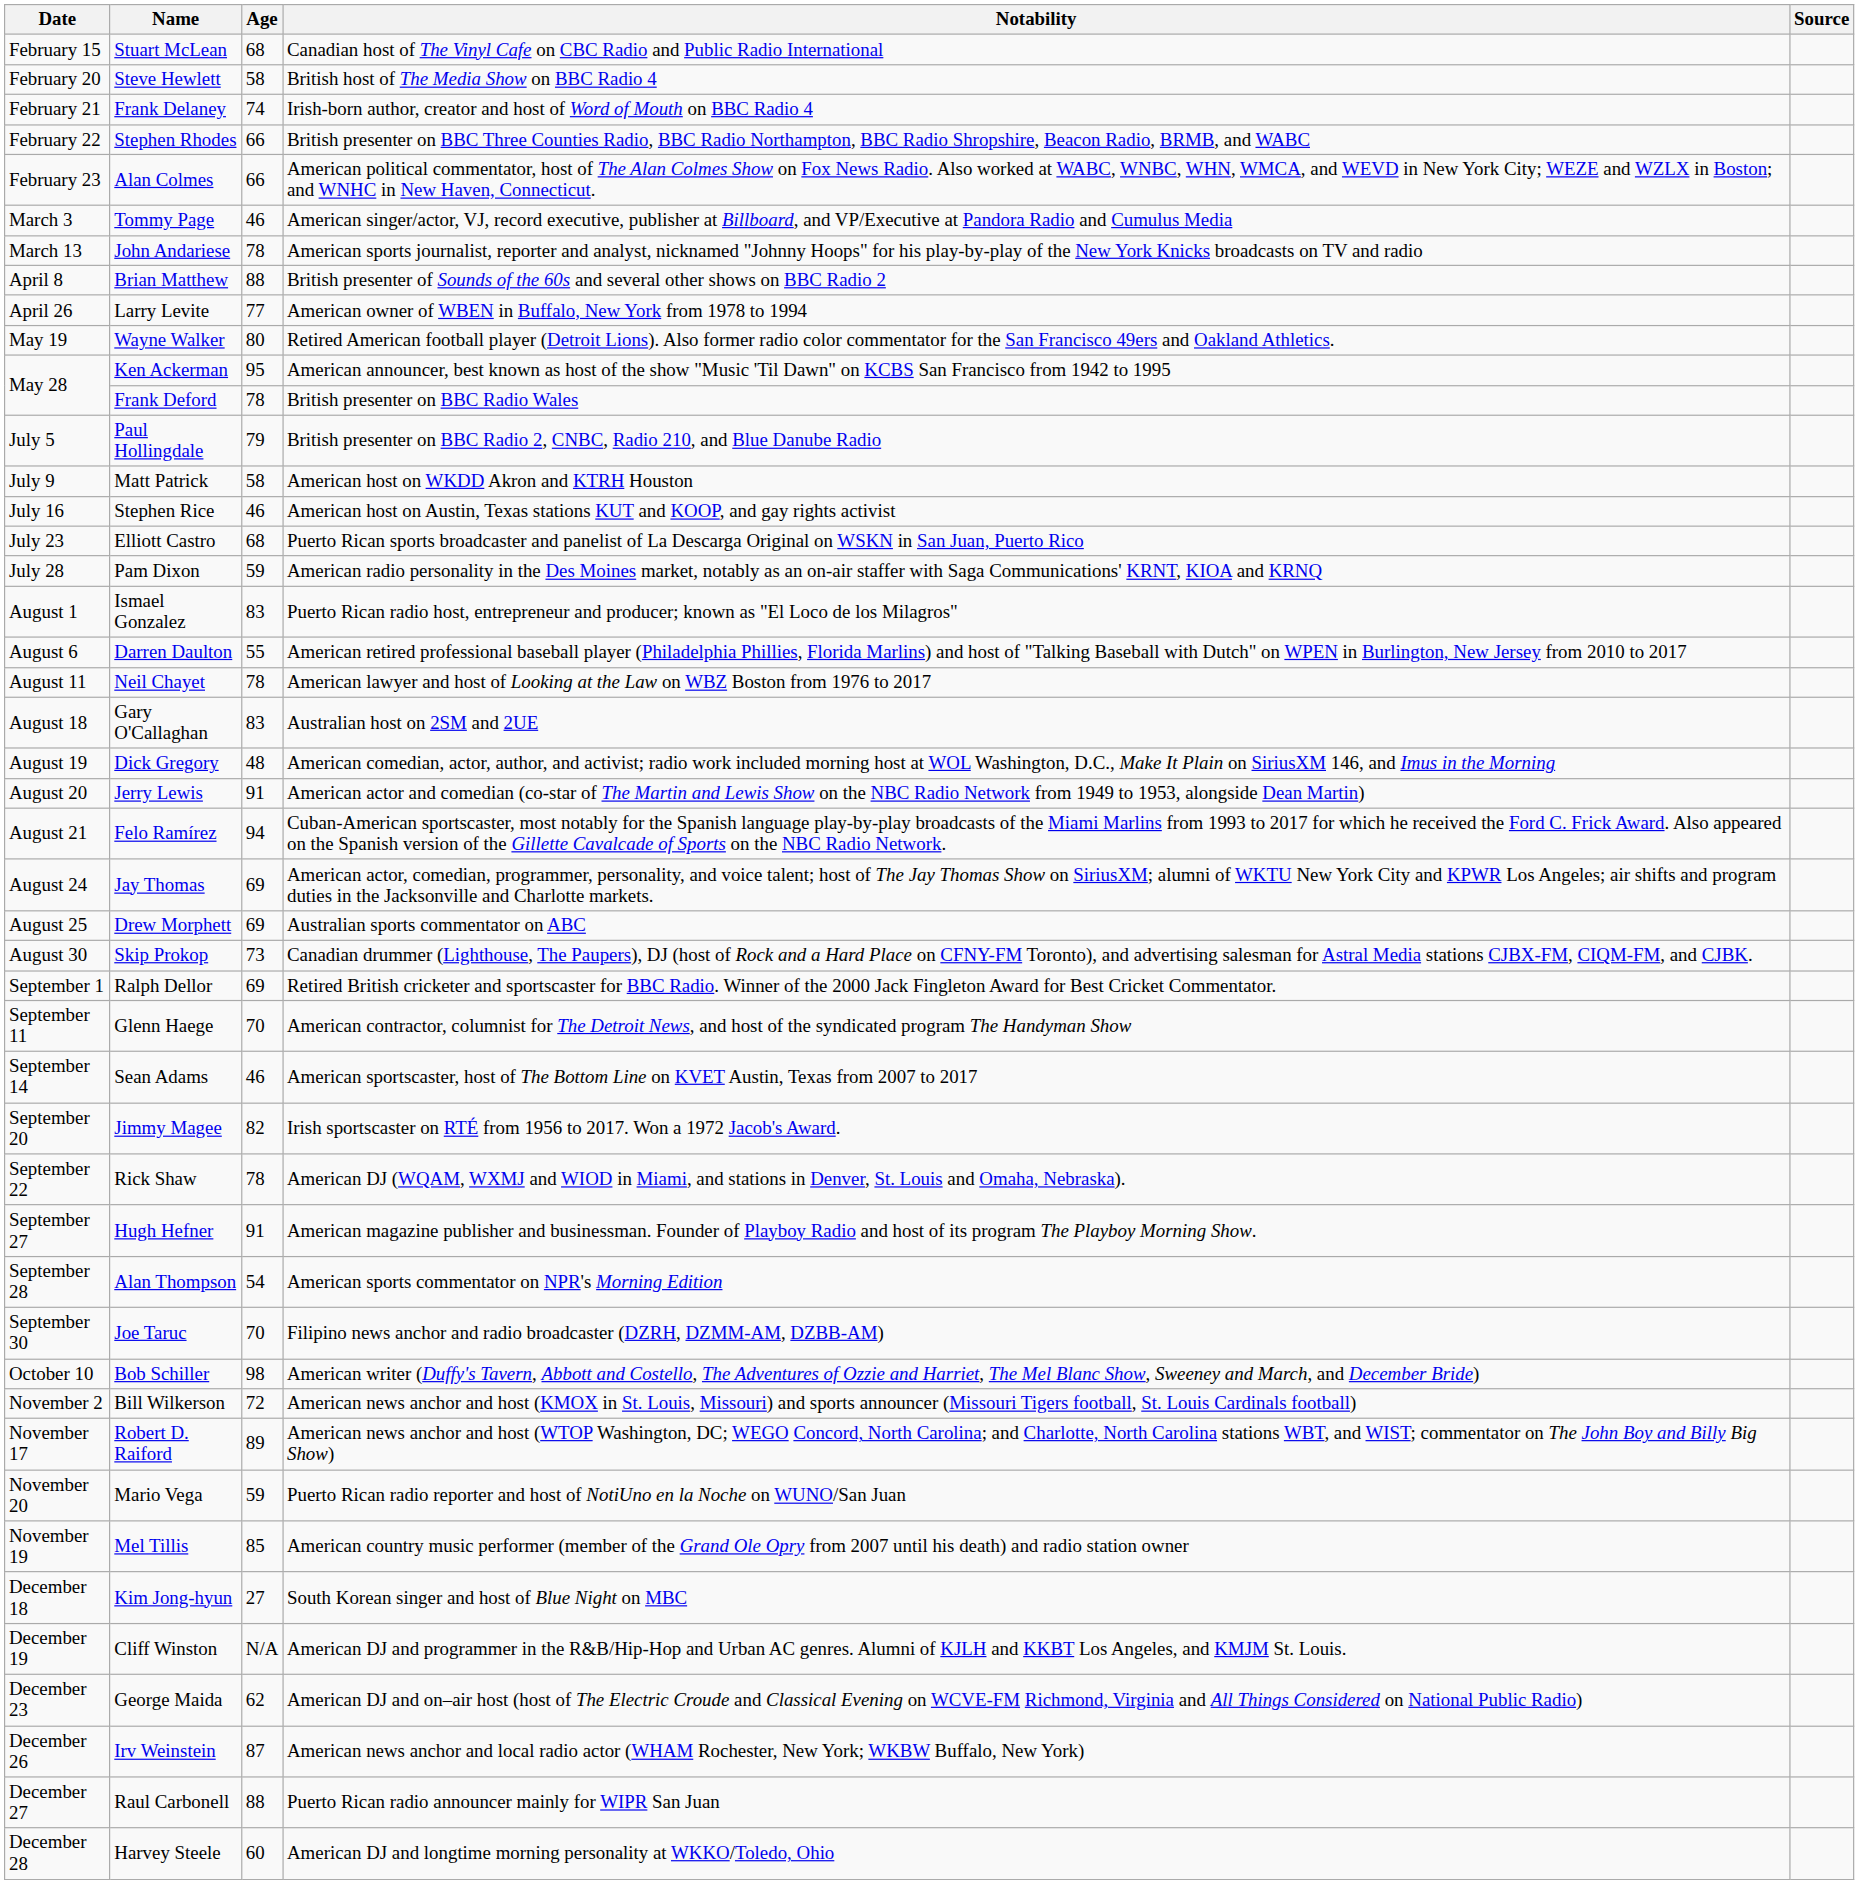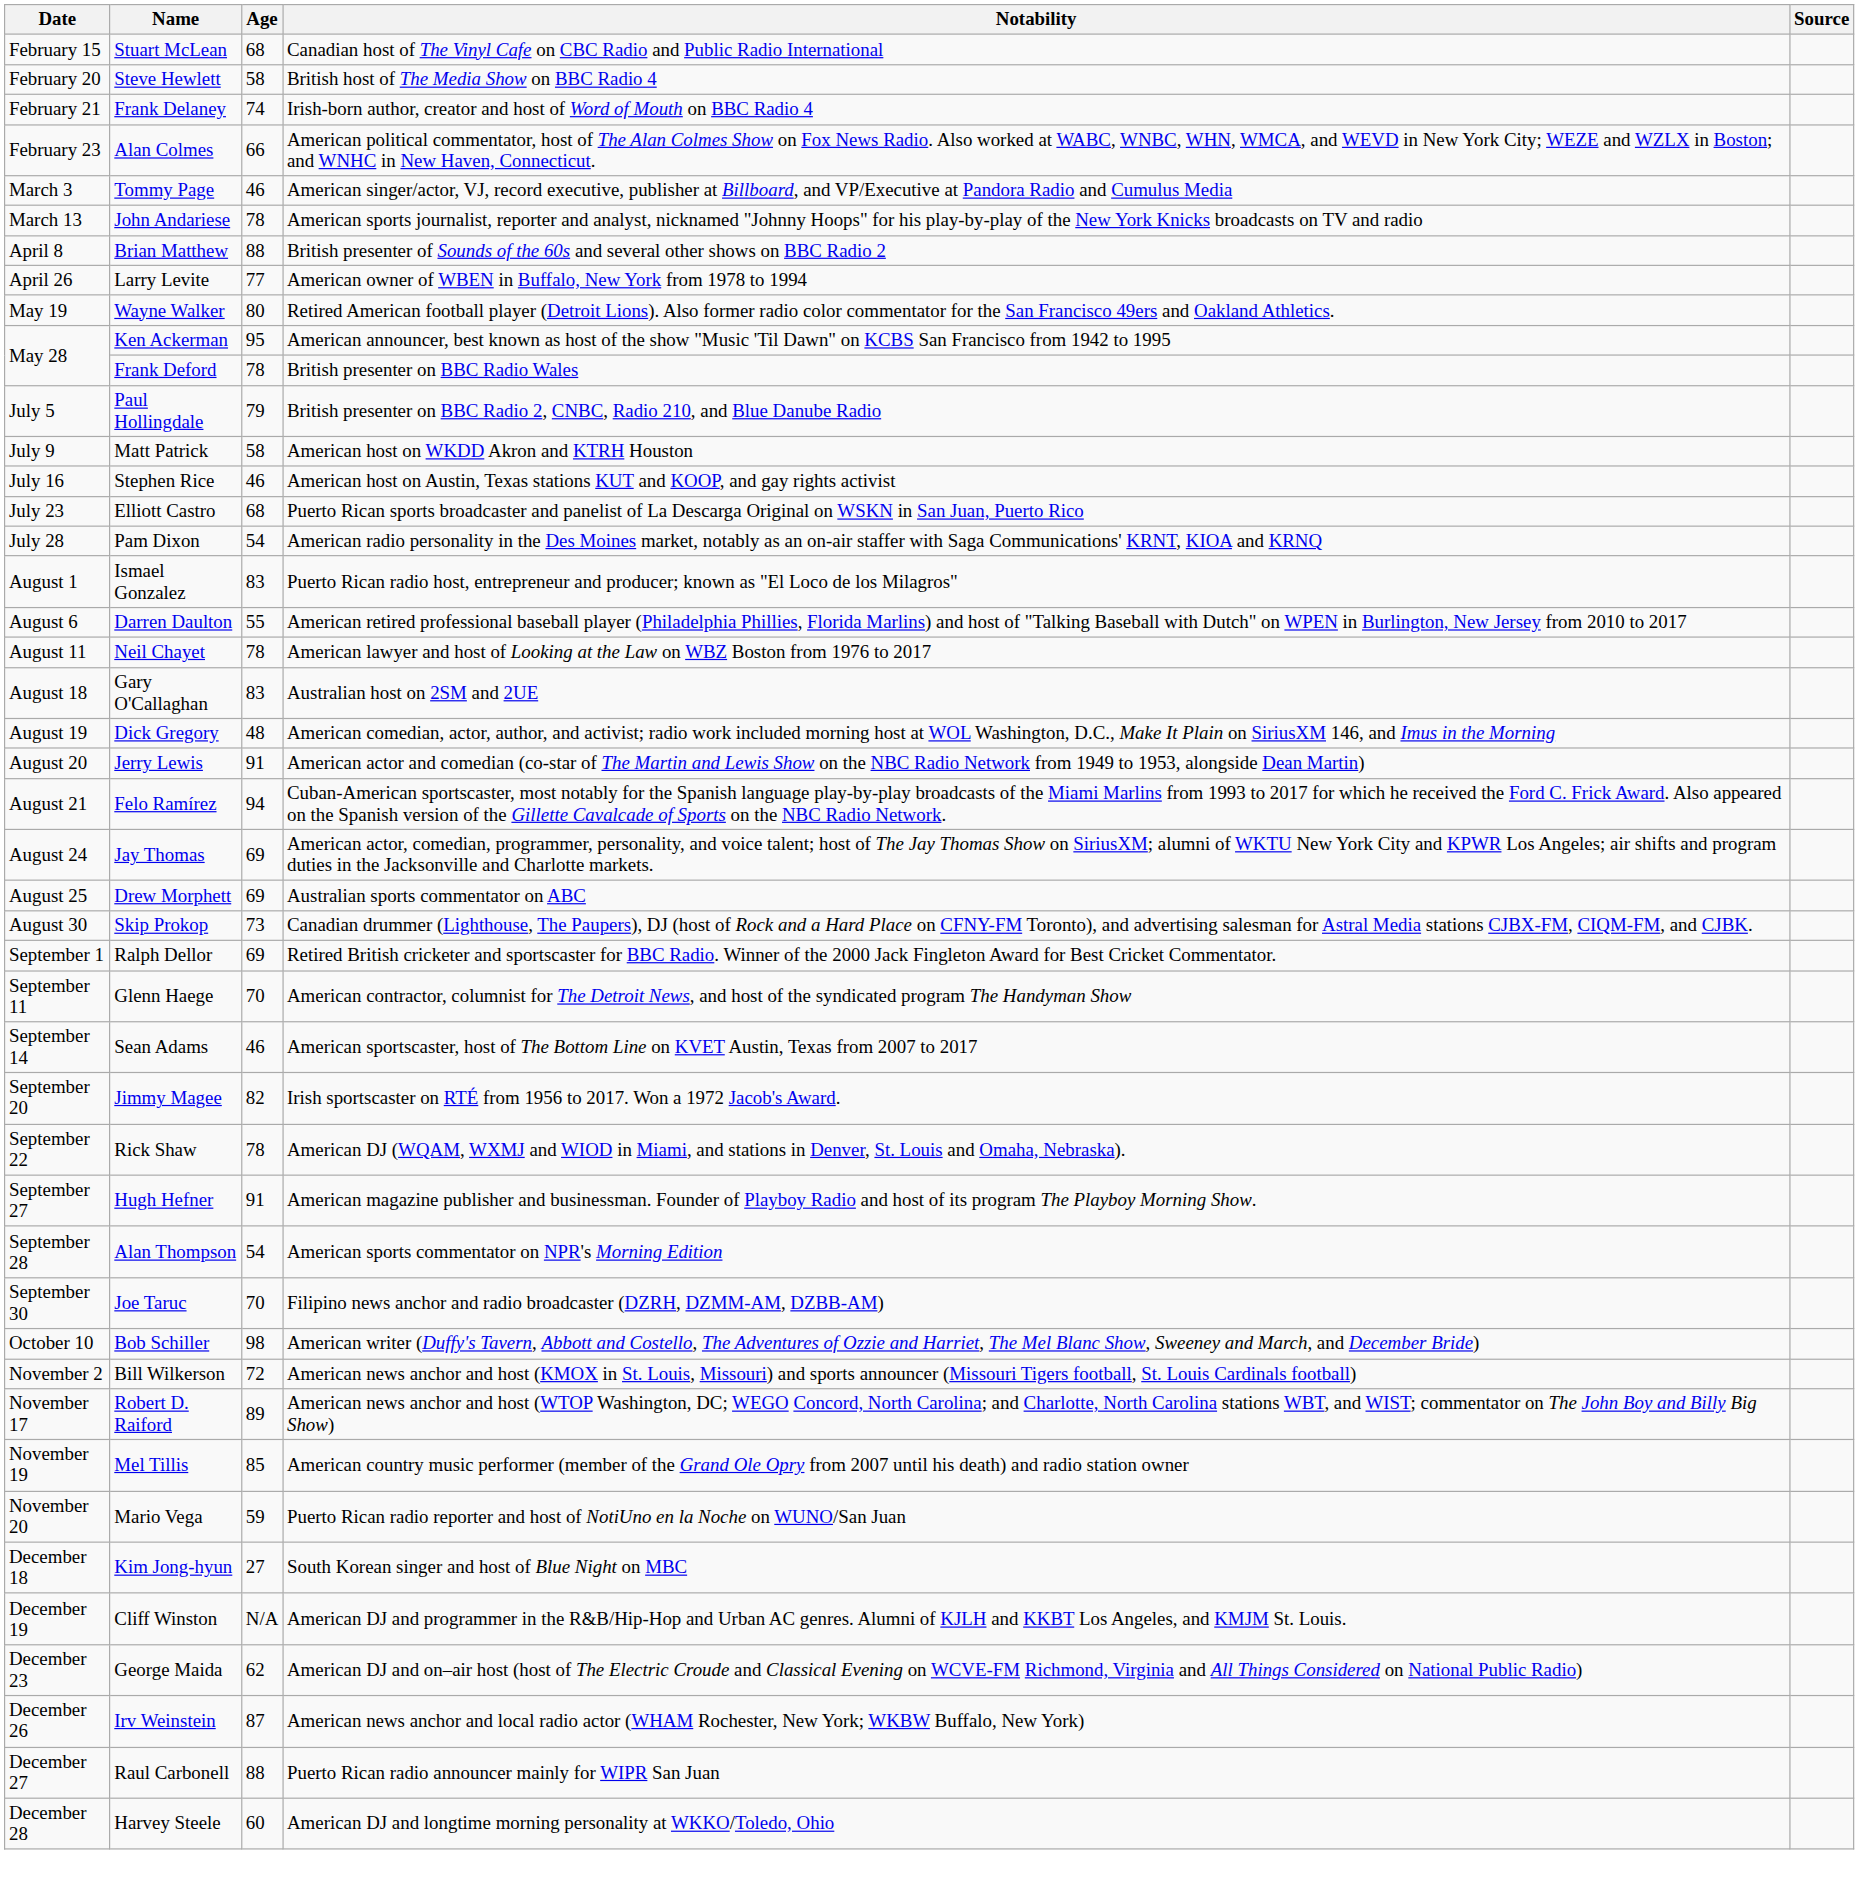- row: (175, 139)
(255, 570) 59 -> (255, 541) 54
rows swapped: (151, 1546) <-> (158, 1495)
